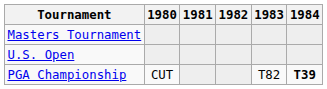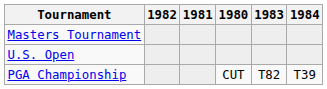columns swapped: (162, 15) <-> (233, 15)
(305, 75) bold -> (305, 75) normal
